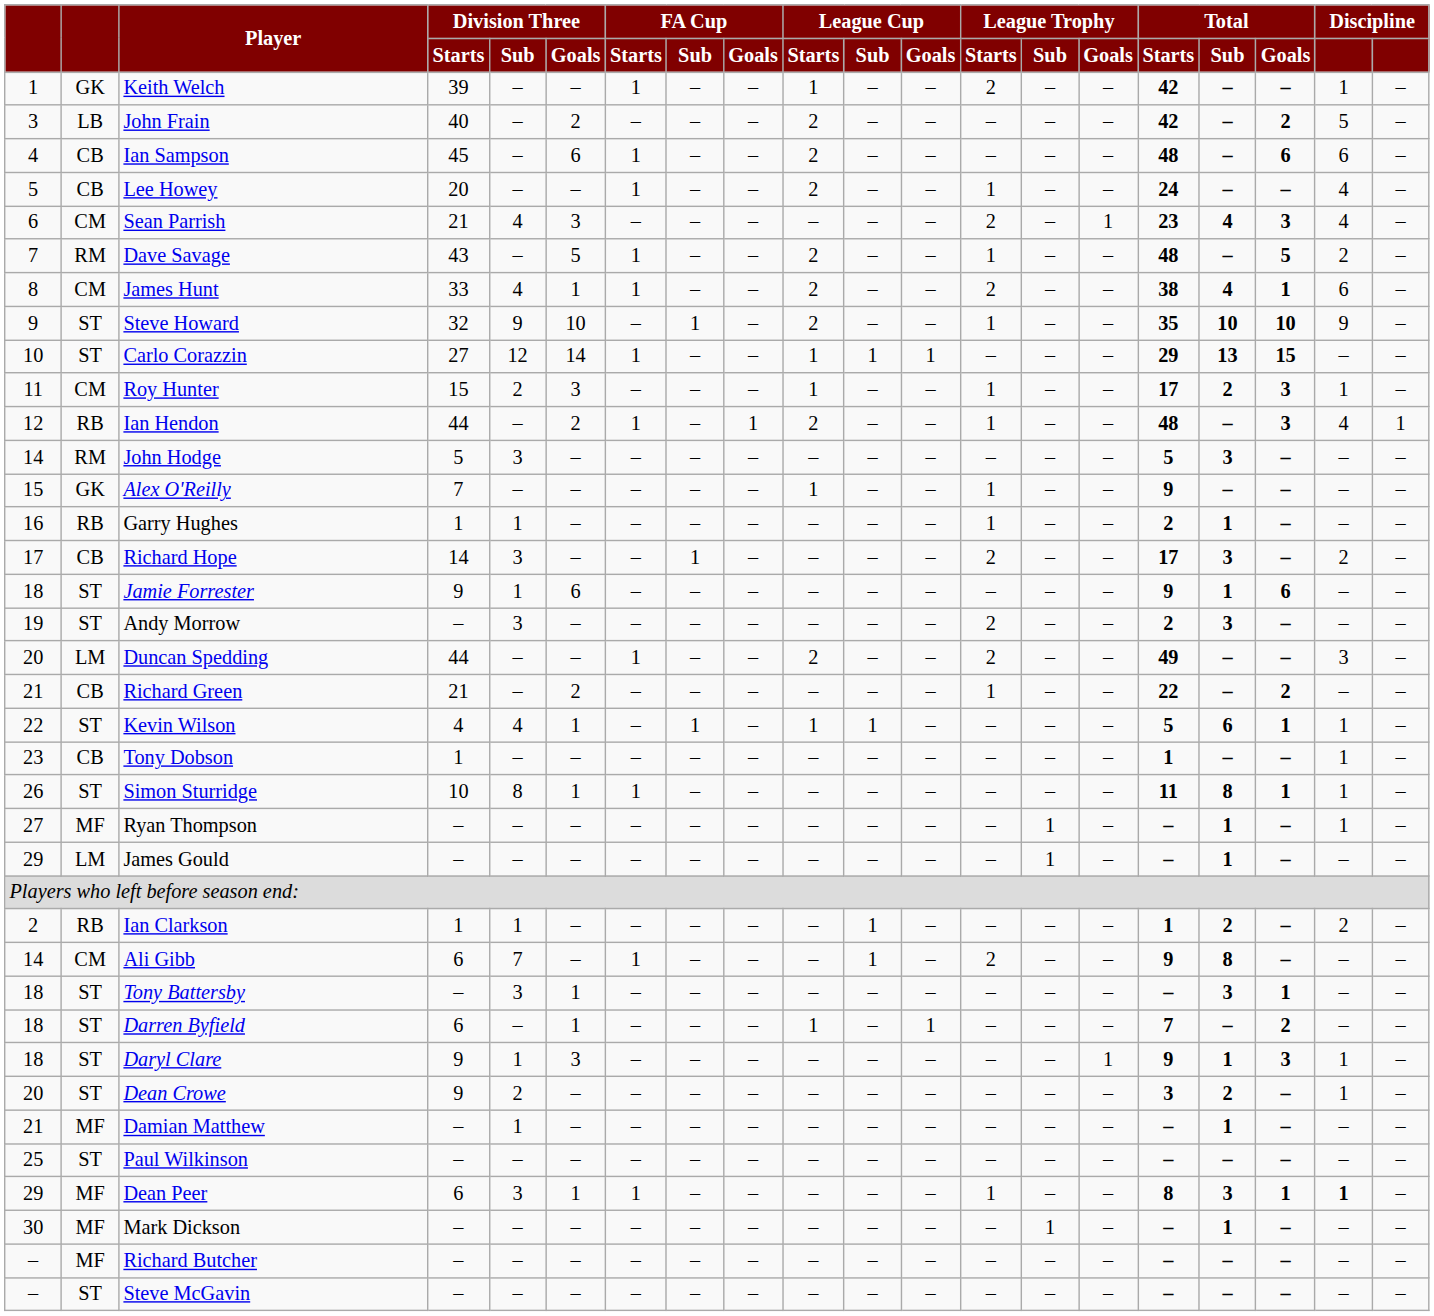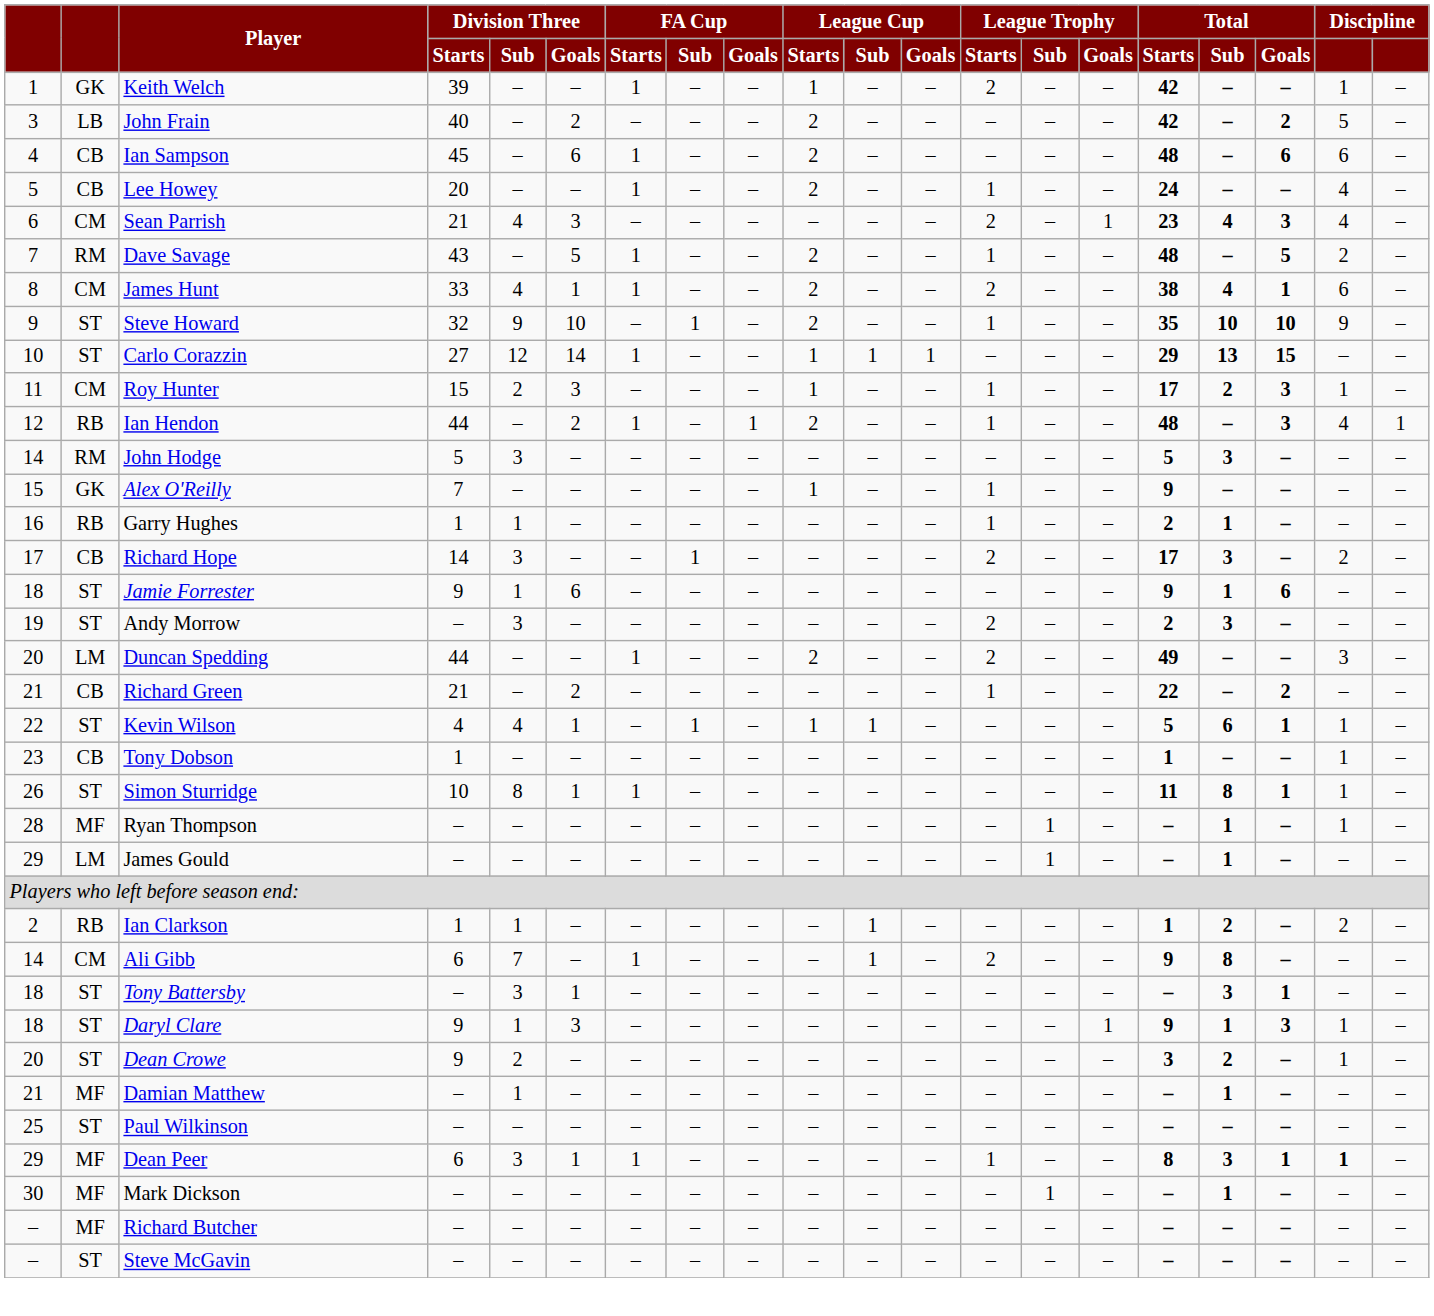(33, 825) 27 -> (33, 825) 28
- row: (184, 1026)
